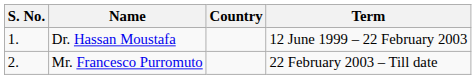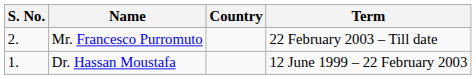rows swapped: (114, 39) <-> (127, 62)
